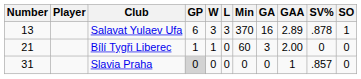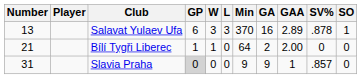(244, 47) 60 -> (244, 47) 64
(267, 47) 3 -> (267, 47) 2
(244, 64) 0 -> (244, 64) 9
(267, 64) 0 -> (267, 64) 9
